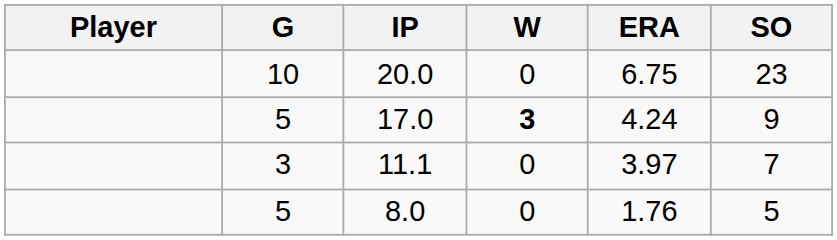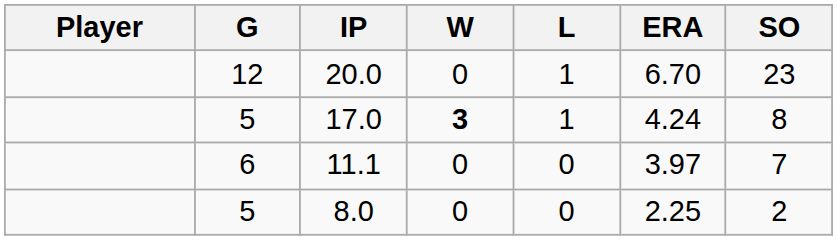+ column: (566, 27)
(283, 73) 10 -> (247, 73) 12
(649, 73) 6.75 -> (673, 73) 6.70
(771, 119) 9 -> (779, 119) 8
(283, 165) 3 -> (247, 165) 6
(649, 211) 1.76 -> (673, 211) 2.25
(771, 211) 5 -> (779, 211) 2
